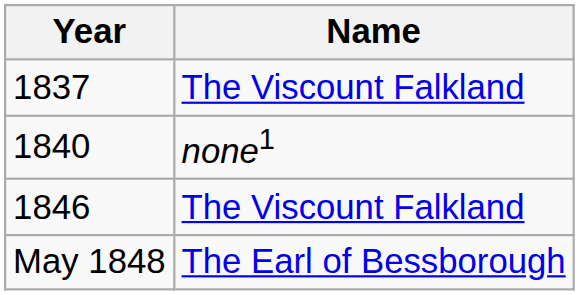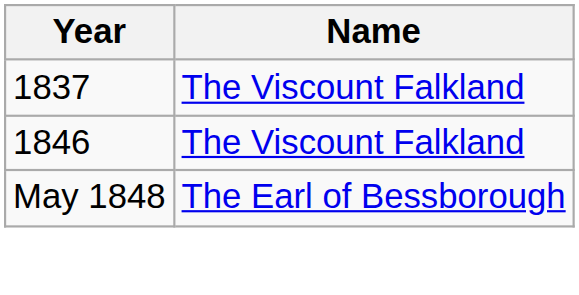- row: (52, 146)
